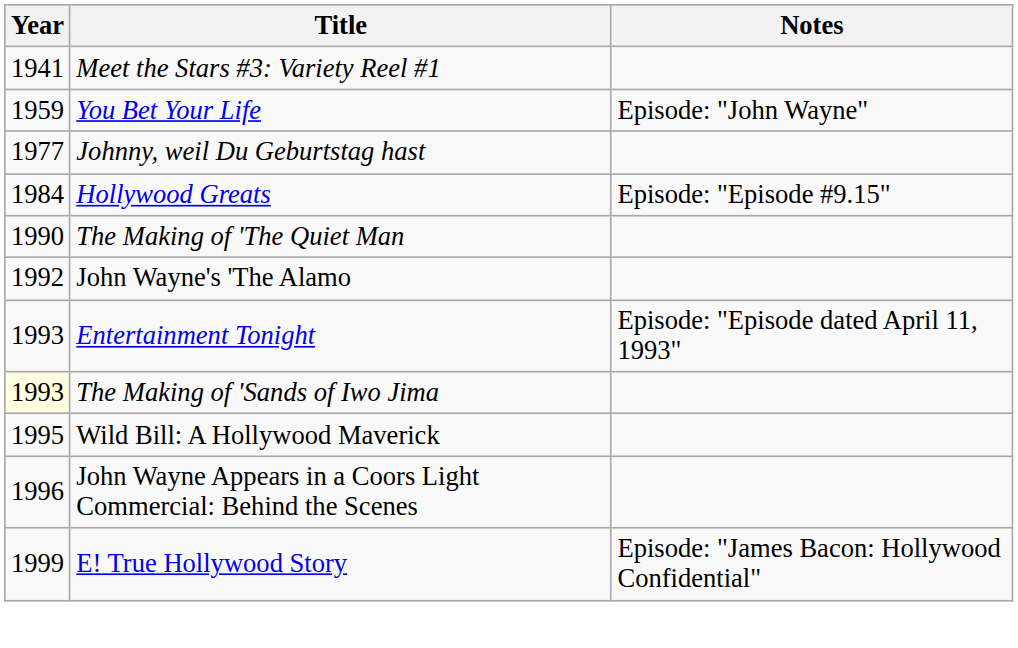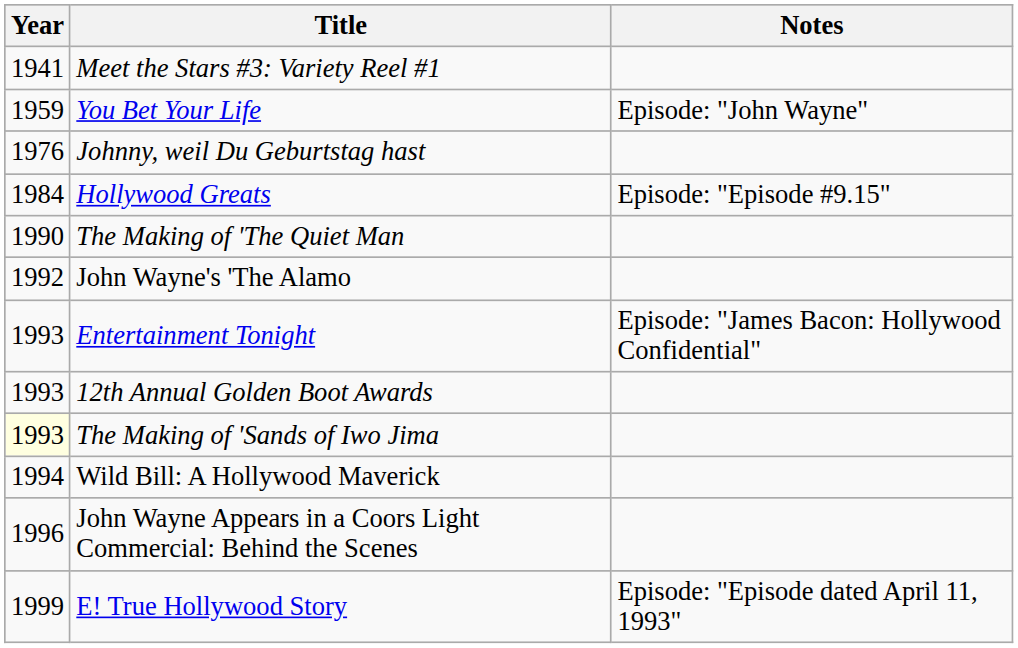(38, 151) 1977 -> (38, 151) 1976
(798, 335) Episode: "Episode dated April 11, 1993" -> (809, 335) Episode: "James Bacon: Hollywood Confidential"
+ row: (255, 392)
(38, 434) 1995 -> (38, 476) 1994
(809, 563) Episode: "James Bacon: Hollywood Confidential" -> (798, 605) Episode: "Episode dated April 11, 1993"
